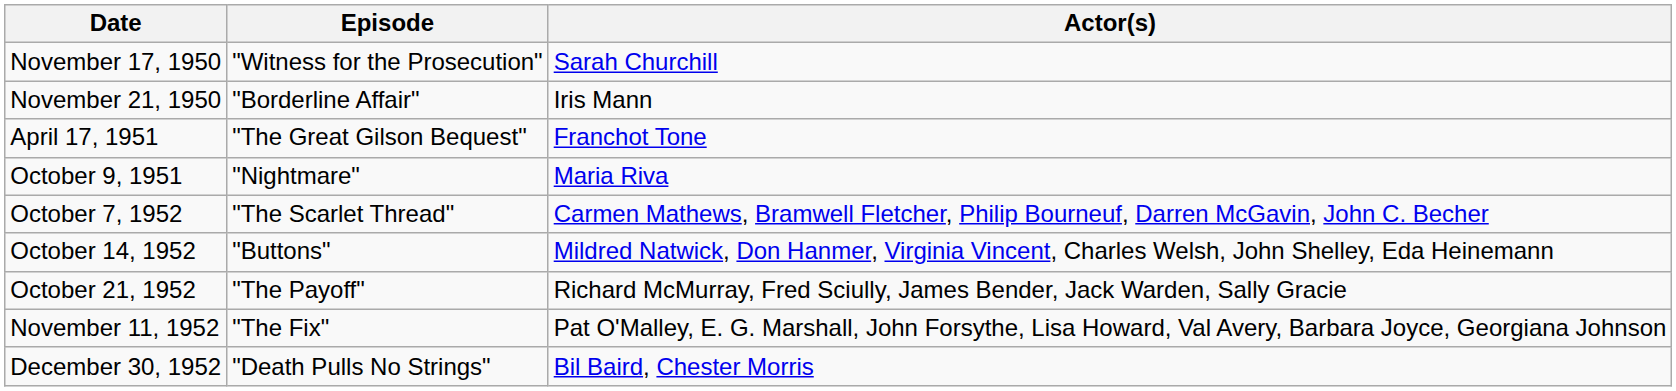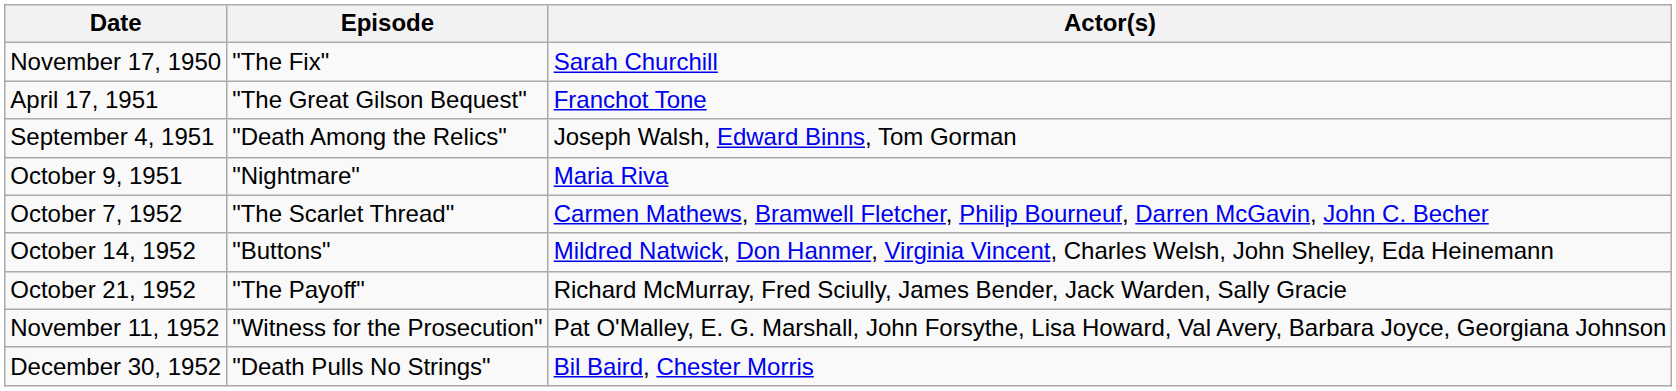(387, 61) "Witness for the Prosecution" -> (281, 61) "The Fix"
- row: (116, 99)
+ row: (112, 137)
(281, 328) "The Fix" -> (387, 328) "Witness for the Prosecution"
